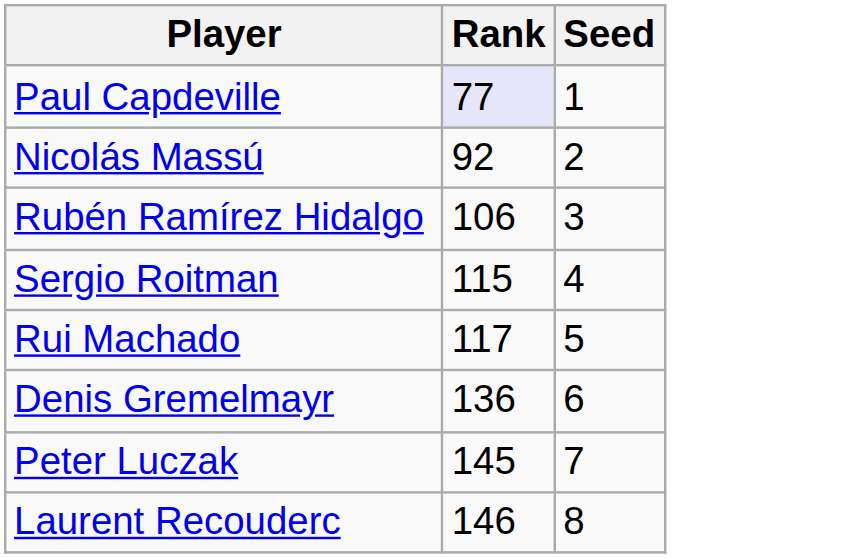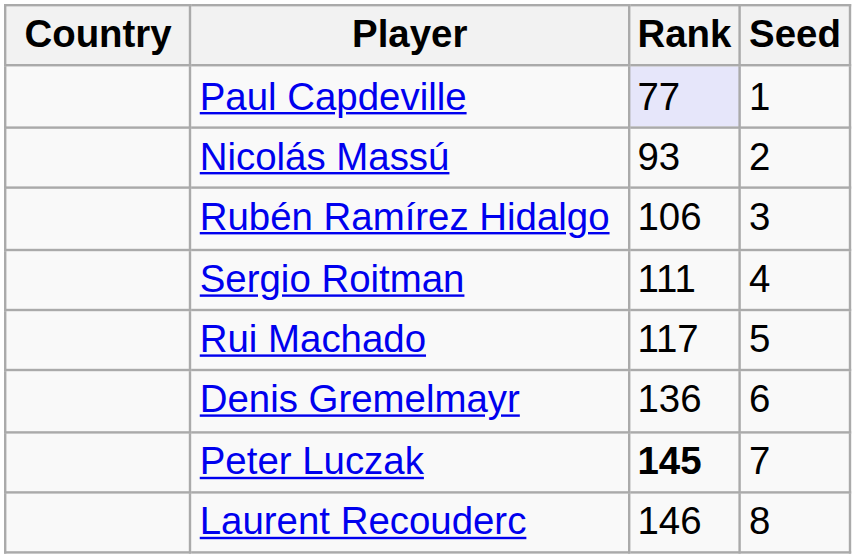+ column: (98, 34)
(473, 156) 92 -> (659, 156) 93
(482, 278) 115 -> (667, 278) 111
(484, 461) normal -> (669, 461) bold
